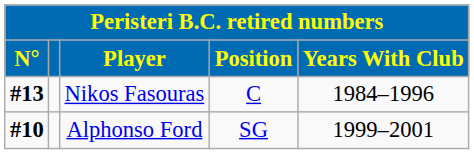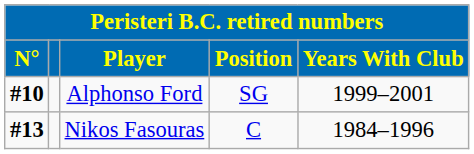rows swapped: (134, 129) <-> (134, 93)
